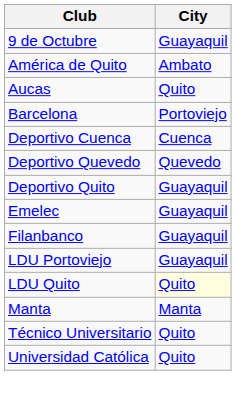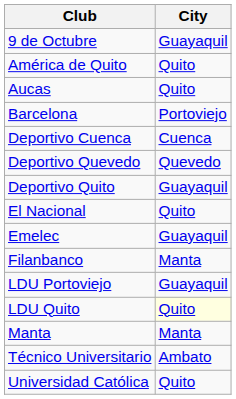(185, 65) Ambato -> (177, 65) Quito
+ row: (47, 211)
(193, 235) Guayaquil -> (180, 260) Manta
(177, 333) Quito -> (185, 357) Ambato
